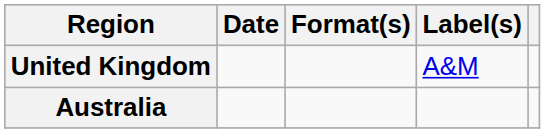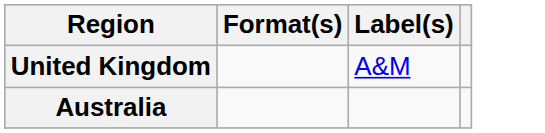- column: (251, 25)
